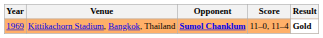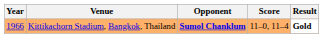(15, 26) 1969 -> (15, 26) 1966
